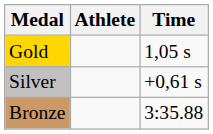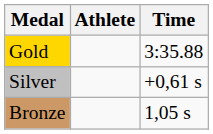(168, 50) 1,05 s -> (174, 50) 3:35.88
(174, 112) 3:35.88 -> (168, 112) 1,05 s
